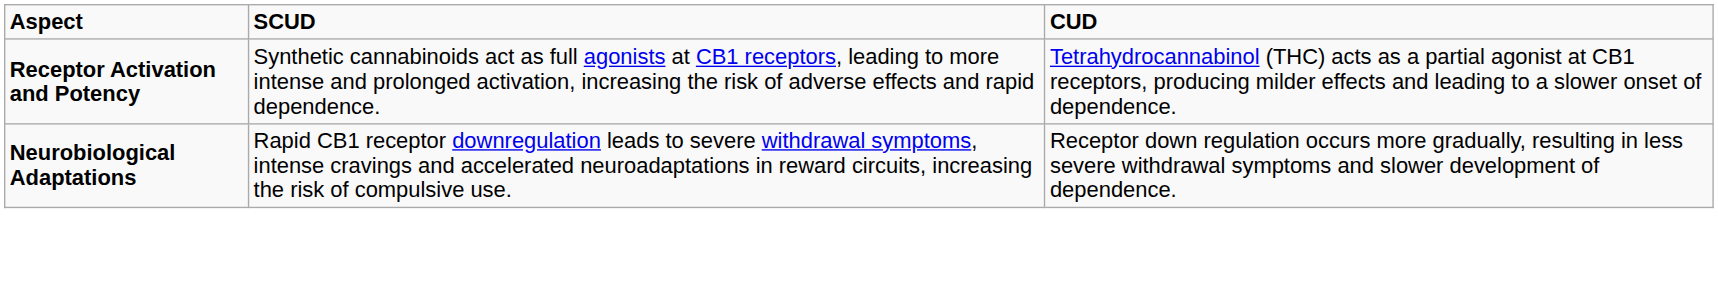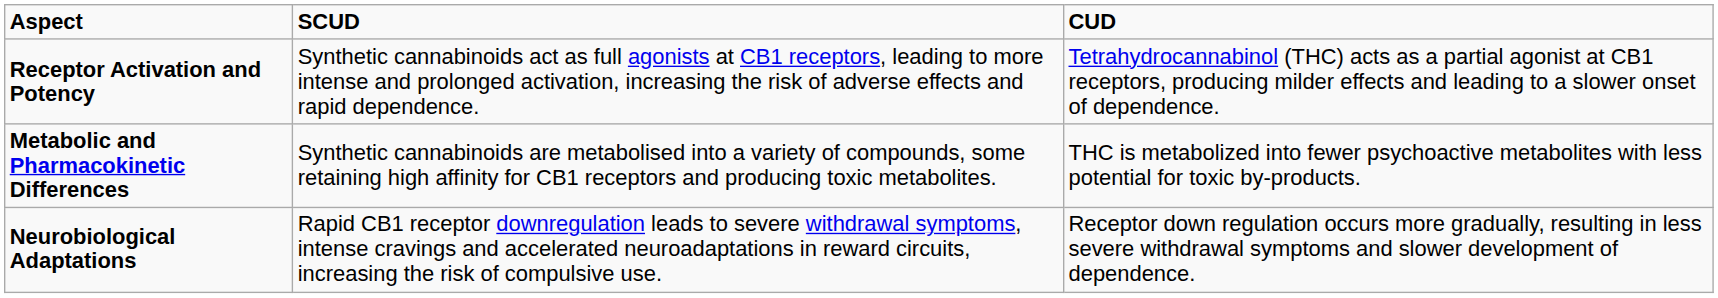+ row: (97, 165)
